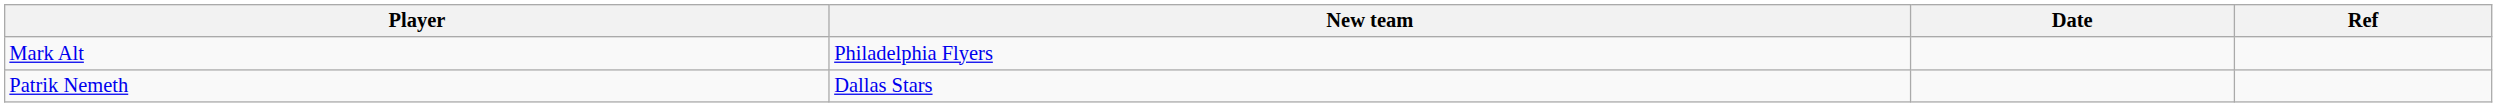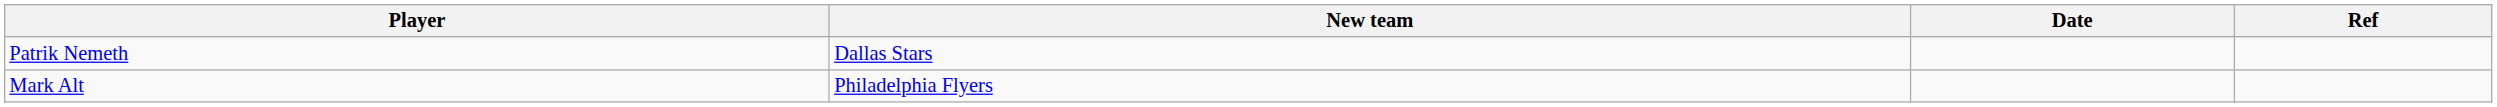rows swapped: (69, 85) <-> (47, 53)
